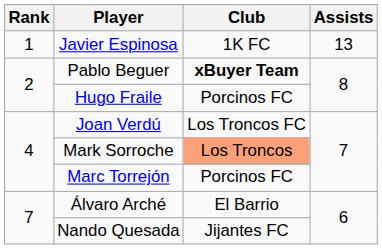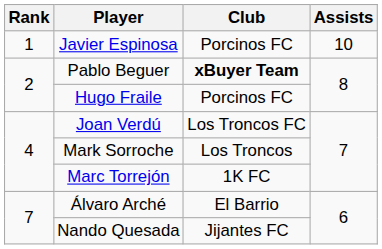(247, 44) 1K FC -> (247, 44) Porcinos FC
(344, 44) 13 -> (344, 44) 10
(247, 151) lightsalmon background -> (247, 151) no background
(247, 177) Porcinos FC -> (247, 177) 1K FC
